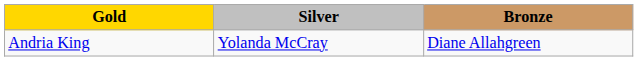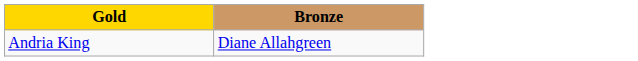- column: (319, 17)
